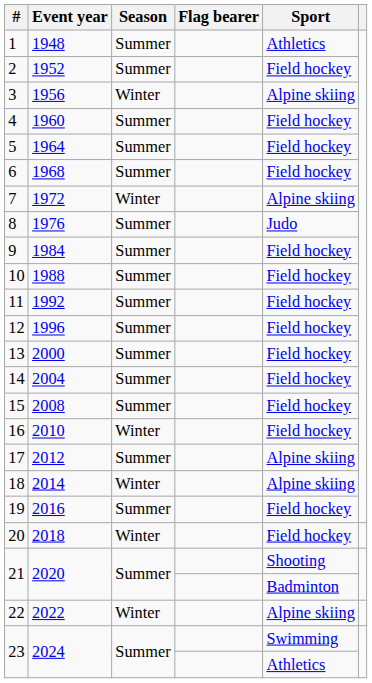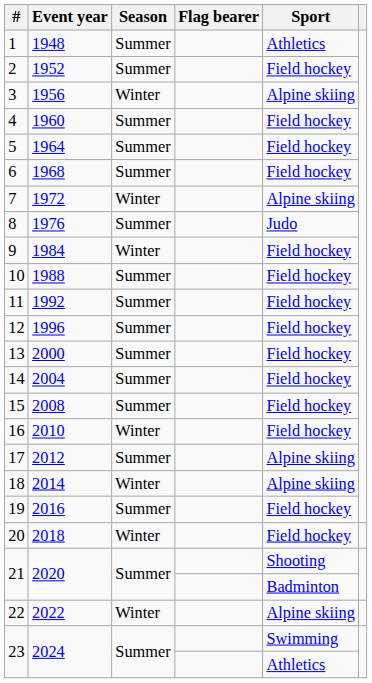(143, 250) Summer -> (138, 250) Winter
